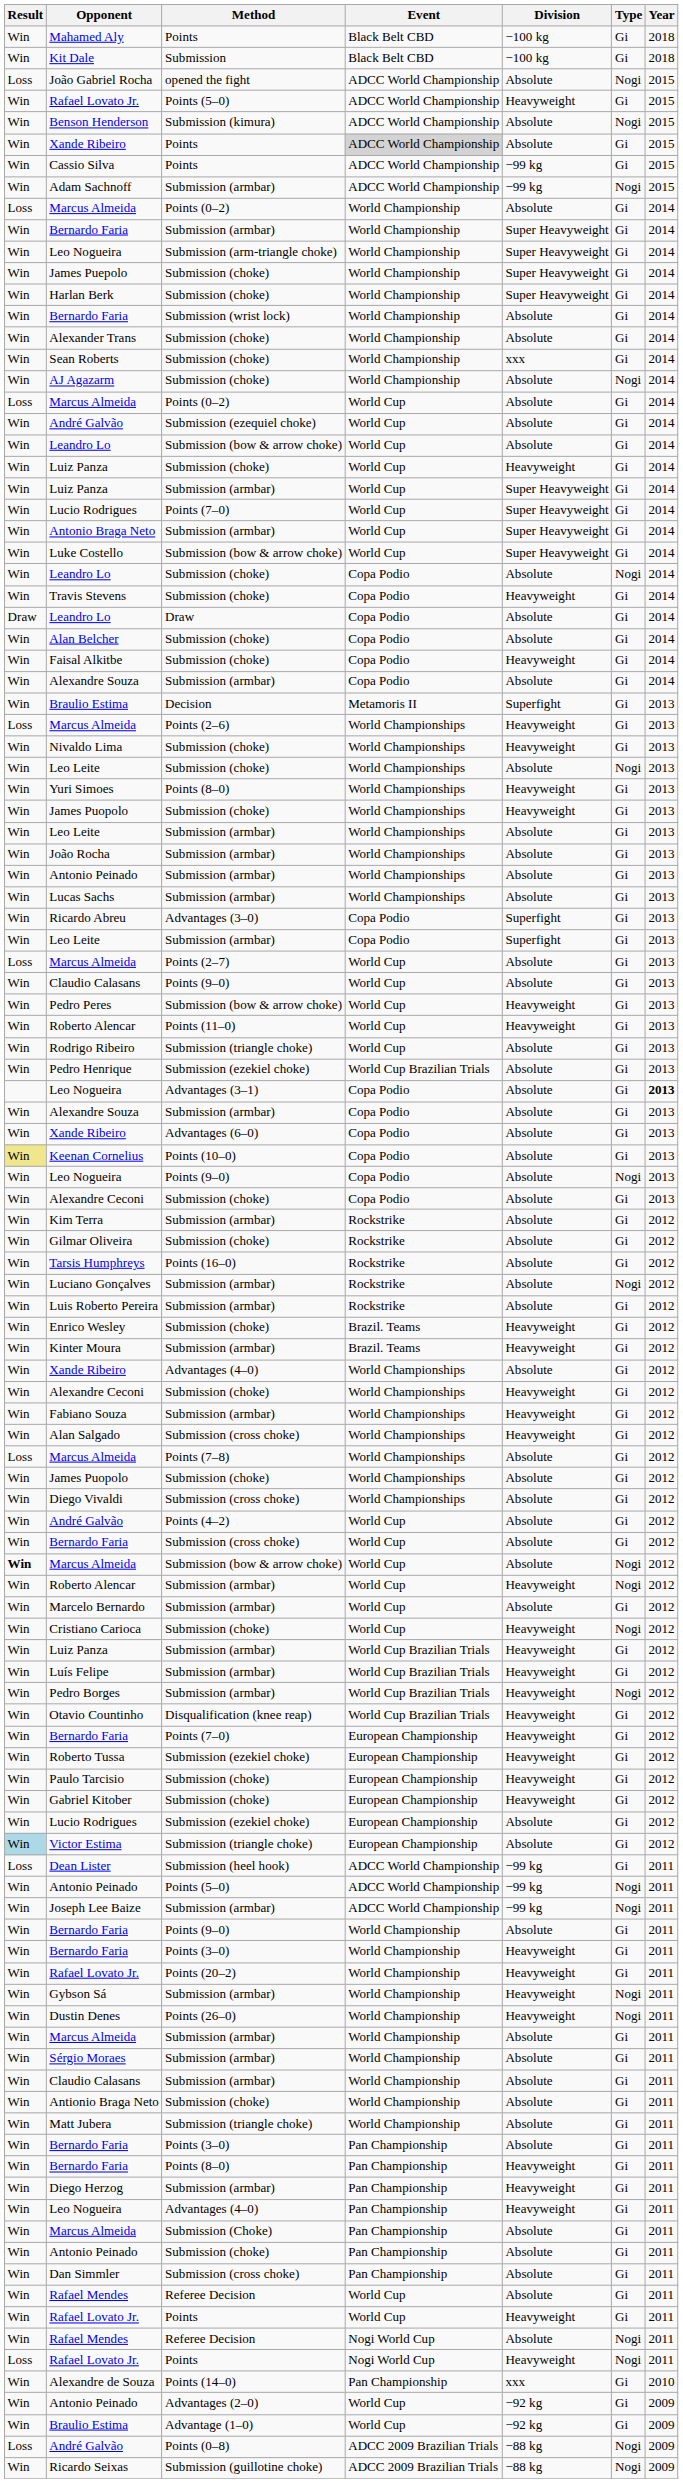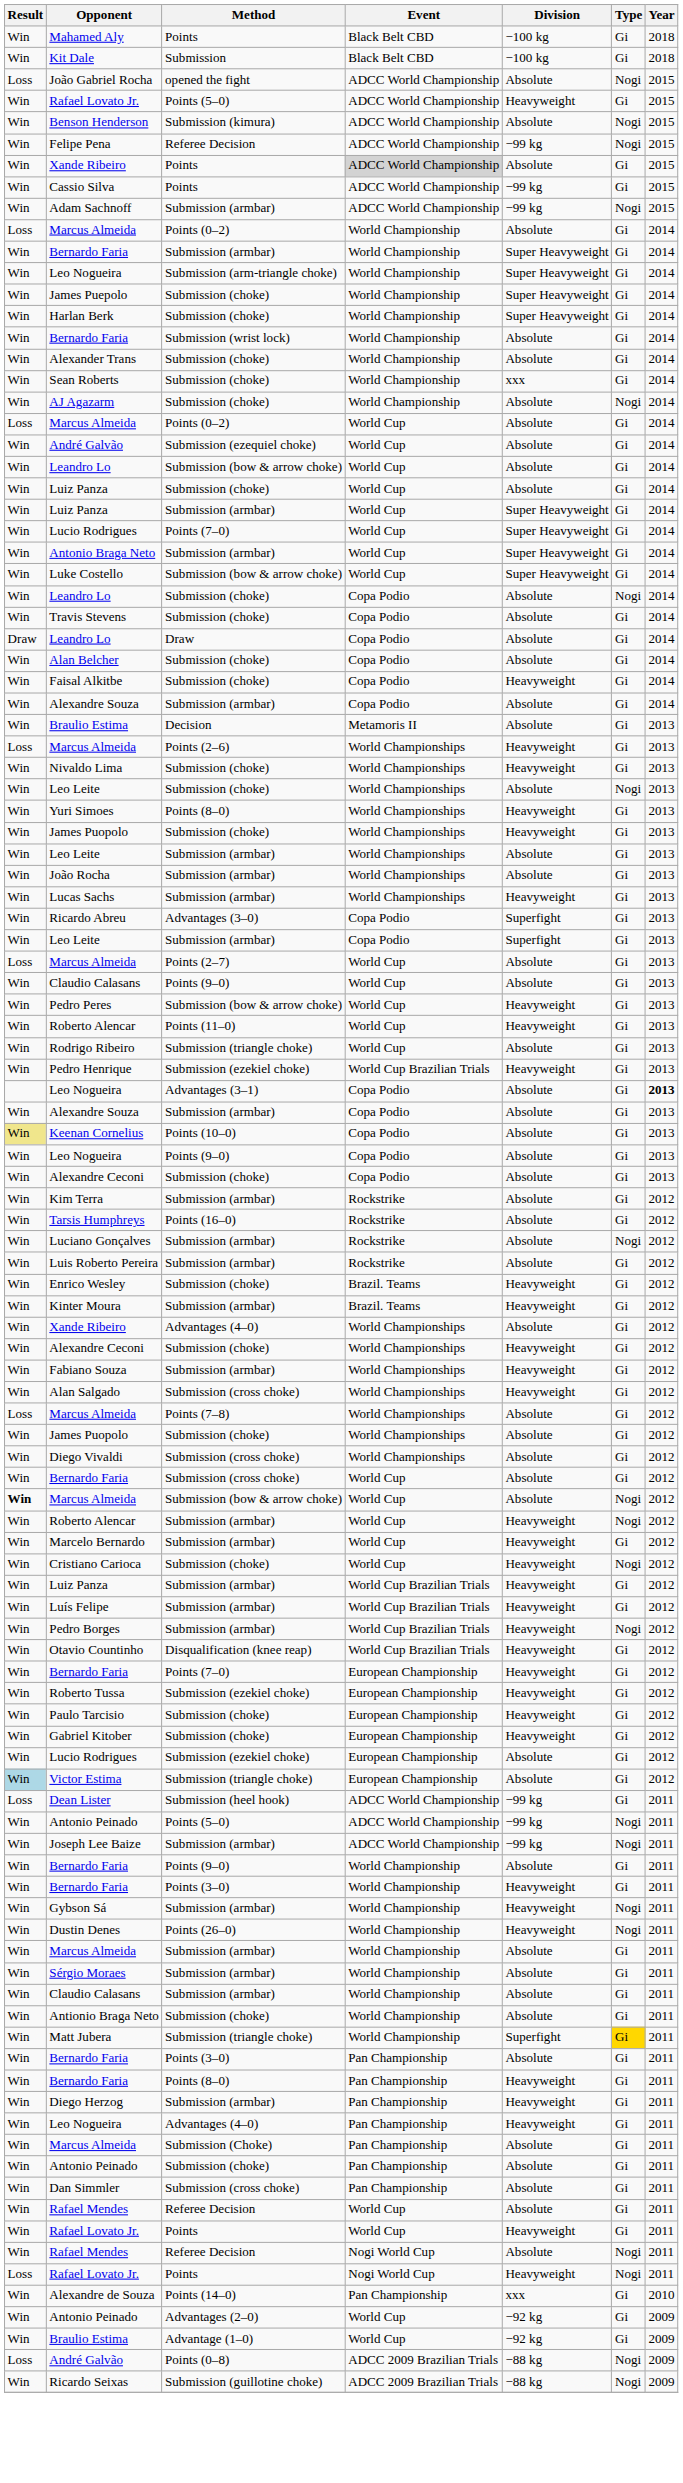+ row: (80, 144)
(540, 466) Heavyweight -> (529, 488) Absolute
(540, 595) Heavyweight -> (529, 617) Absolute
(533, 703) Superfight -> (529, 725) Absolute
- row: (93, 875)
(529, 897) Absolute -> (540, 897) Heavyweight
(529, 1069) Absolute -> (540, 1069) Heavyweight
- row: (88, 1133)
(628, 1176) Nogi -> (622, 1155) Gi
- row: (91, 1241)
- row: (86, 1521)
(529, 1607) Absolute -> (540, 1542) Heavyweight
- row: (94, 1972)
(529, 2123) Absolute -> (533, 2037) Superfight
(622, 2123) no background -> (622, 2037) gold background
